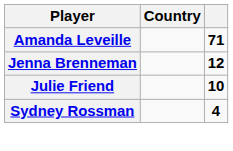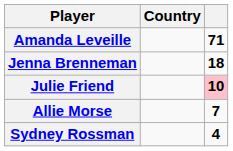(216, 63) 12 -> (216, 63) 18
(216, 87) no background -> (216, 87) pink background
+ row: (72, 110)
